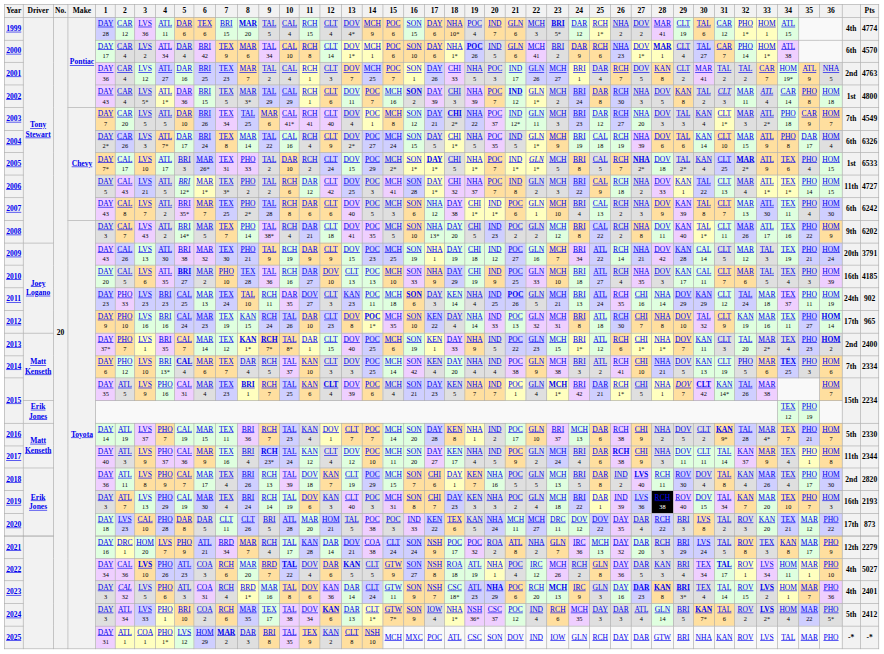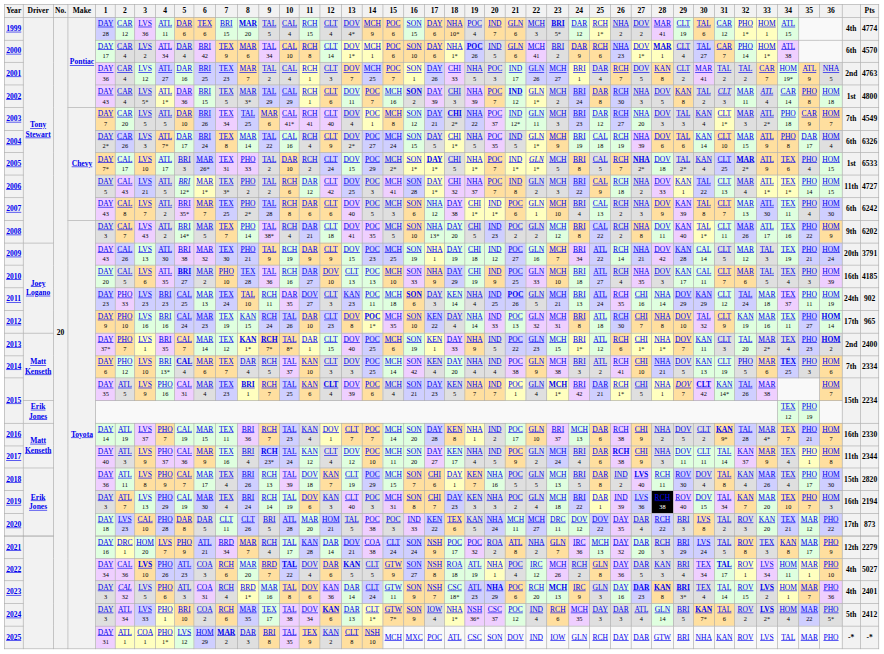(851, 434) 5th -> (851, 434) 16th
(851, 479) 2nd -> (851, 479) 15th
(870, 502) 2193 -> (870, 502) 2194
